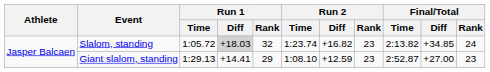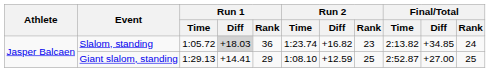(267, 43) 32 -> (267, 43) 36
(369, 59) 23 -> (369, 59) 25
(471, 59) 23 -> (471, 59) 25
